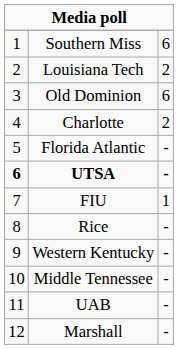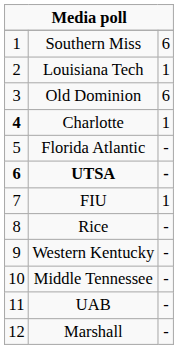(166, 69) 2 -> (166, 69) 1
(17, 122) normal -> (17, 122) bold
(166, 122) 2 -> (166, 122) 1
